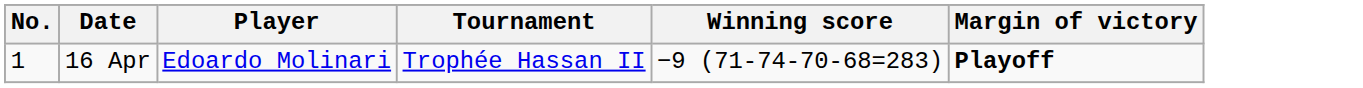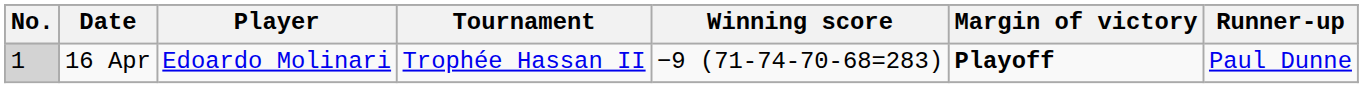+ column: (1280, 25)
(18, 63) no background -> (18, 63) lightgrey background
